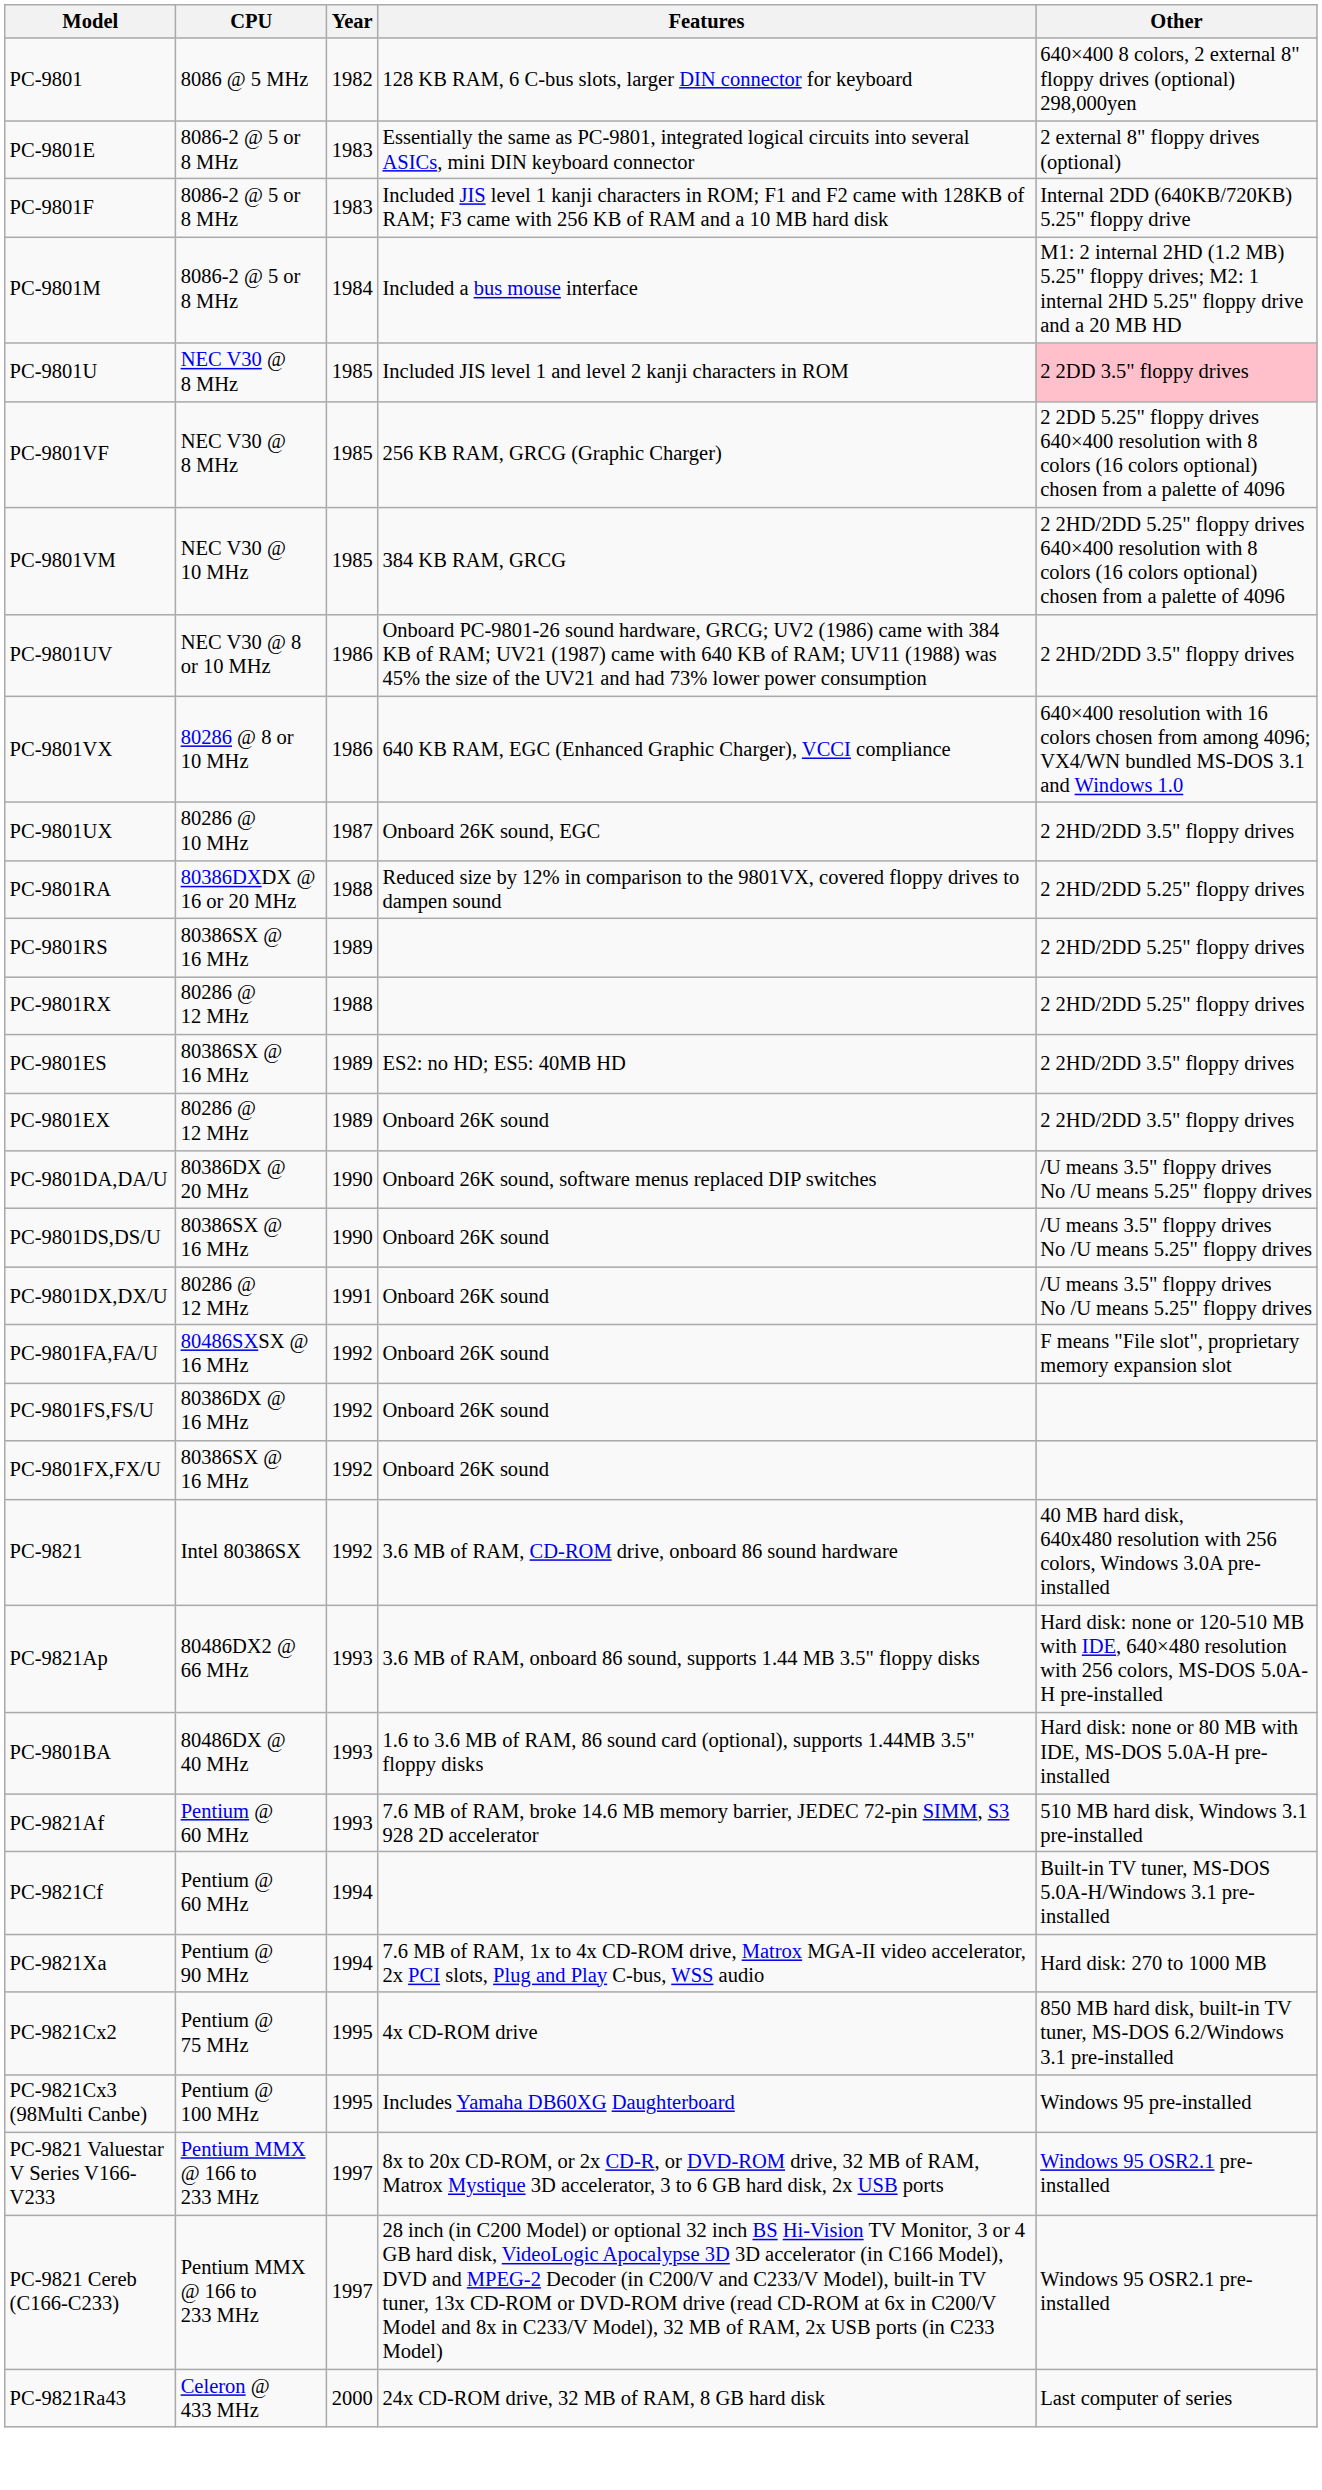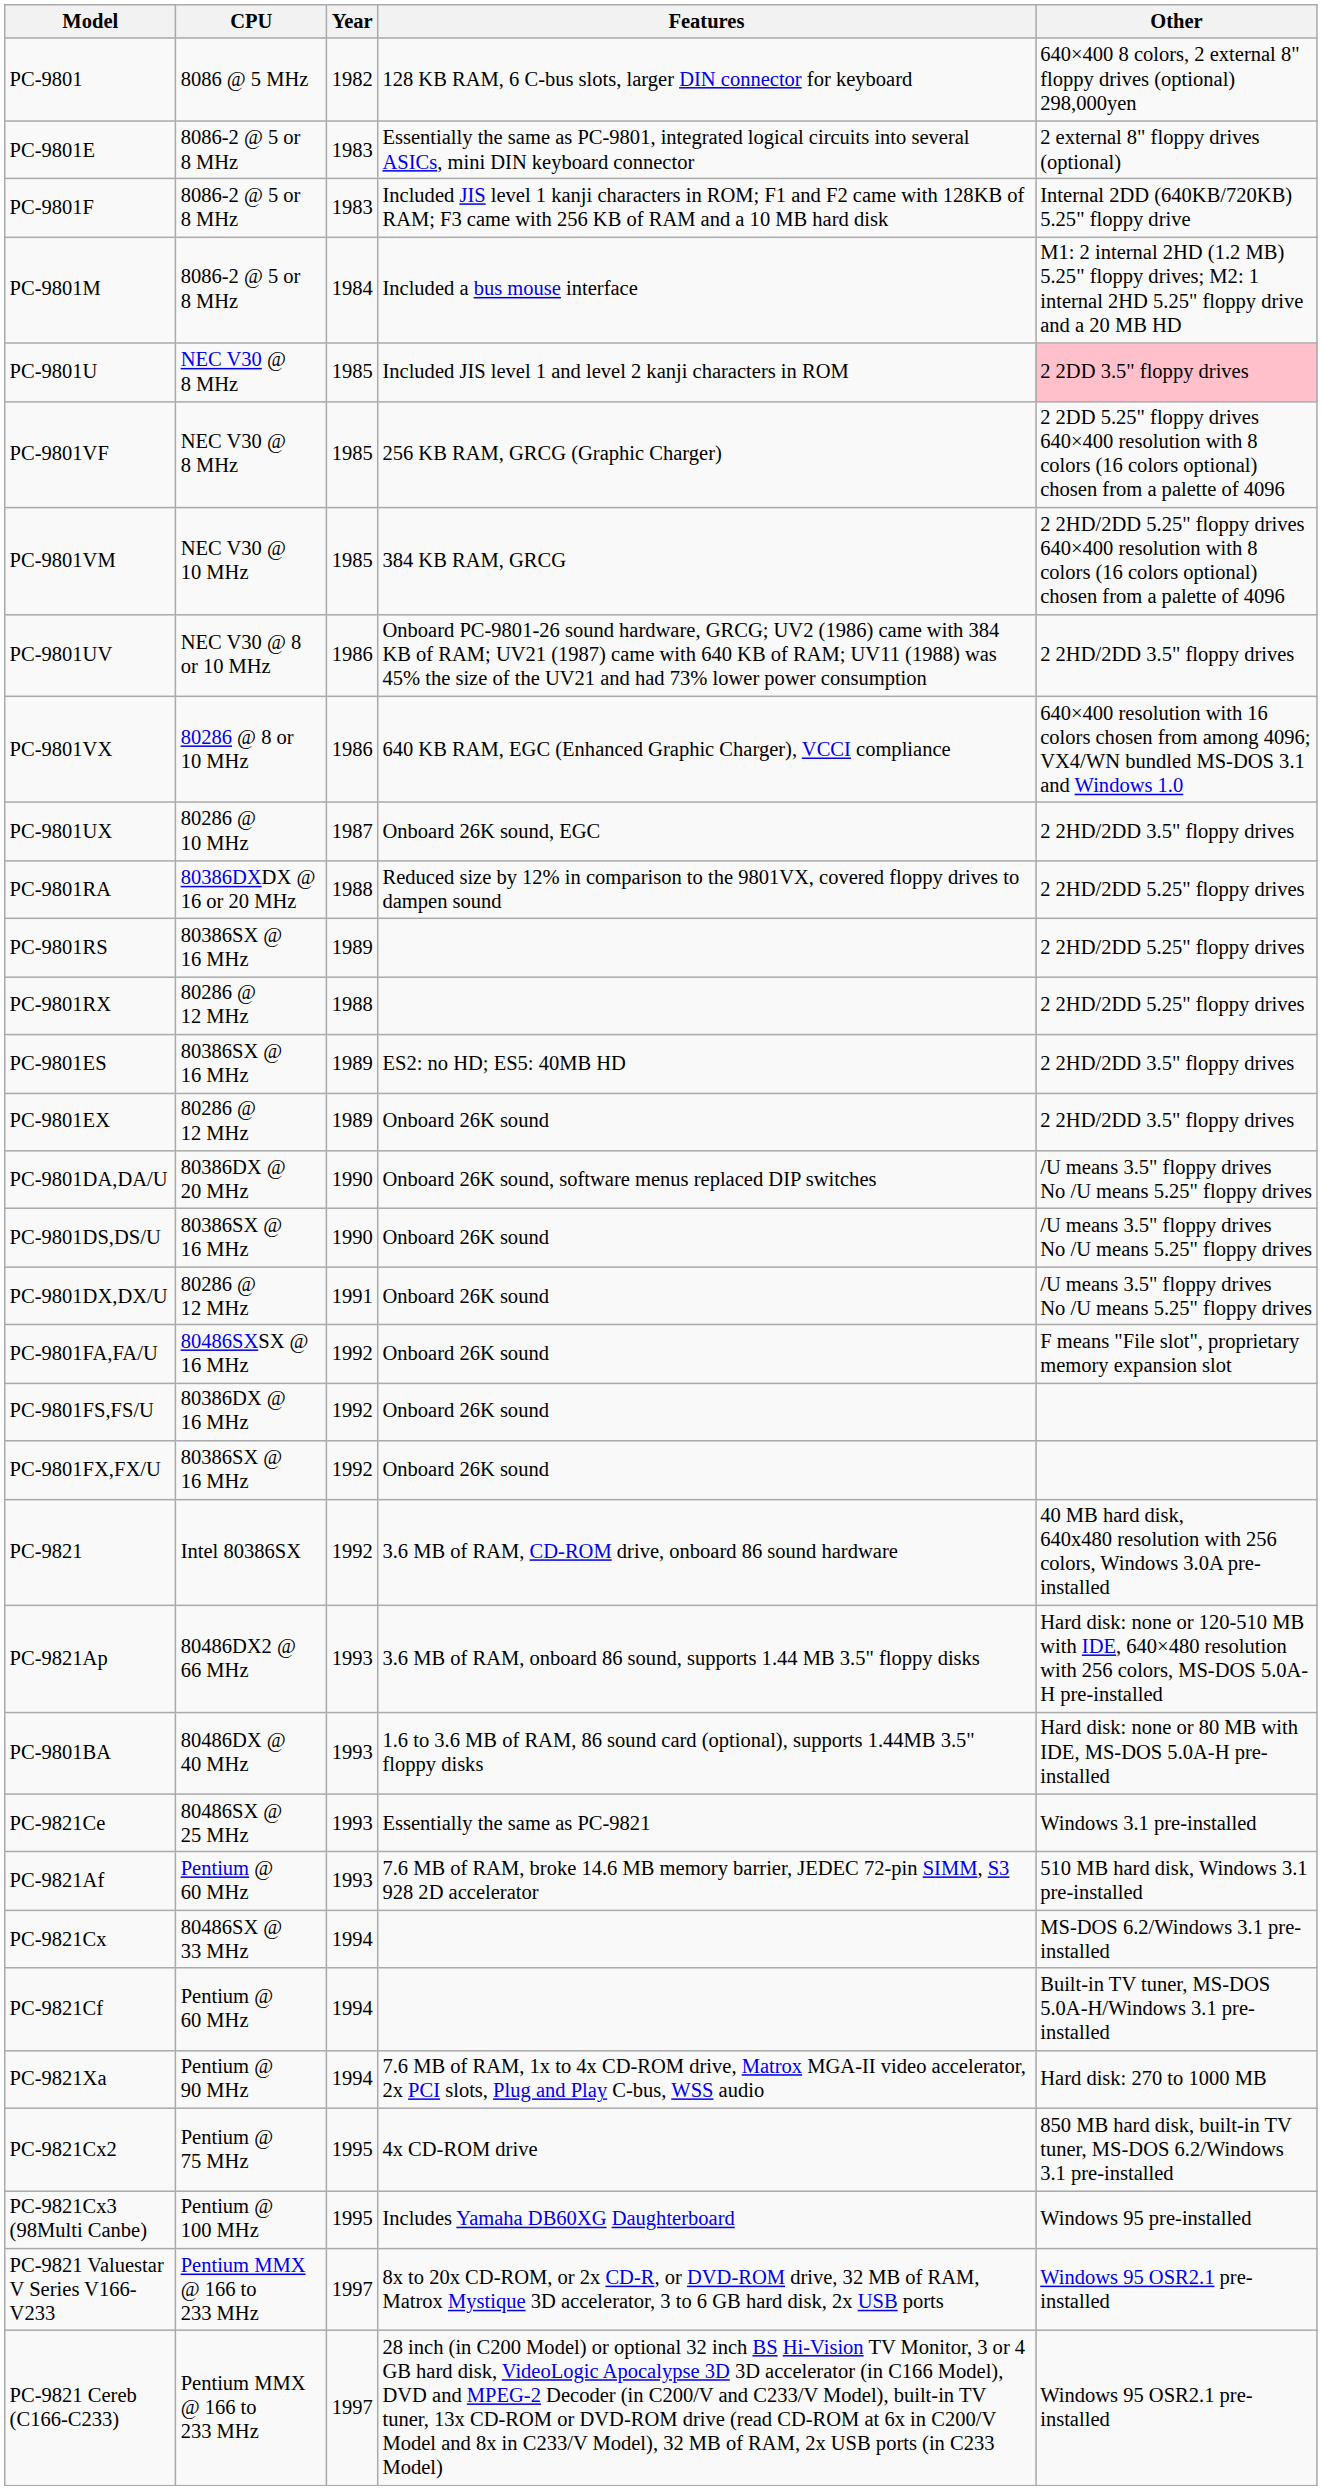+ row: (58, 1822)
+ row: (58, 1938)
- row: (68, 2397)
